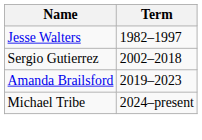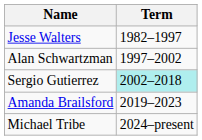+ row: (60, 59)
(151, 59) no background -> (151, 80) paleturquoise background
